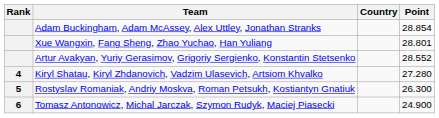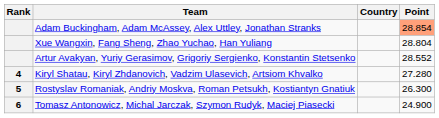(417, 27) no background -> (417, 27) lightsalmon background
(417, 43) 28.801 -> (417, 43) 28.804
